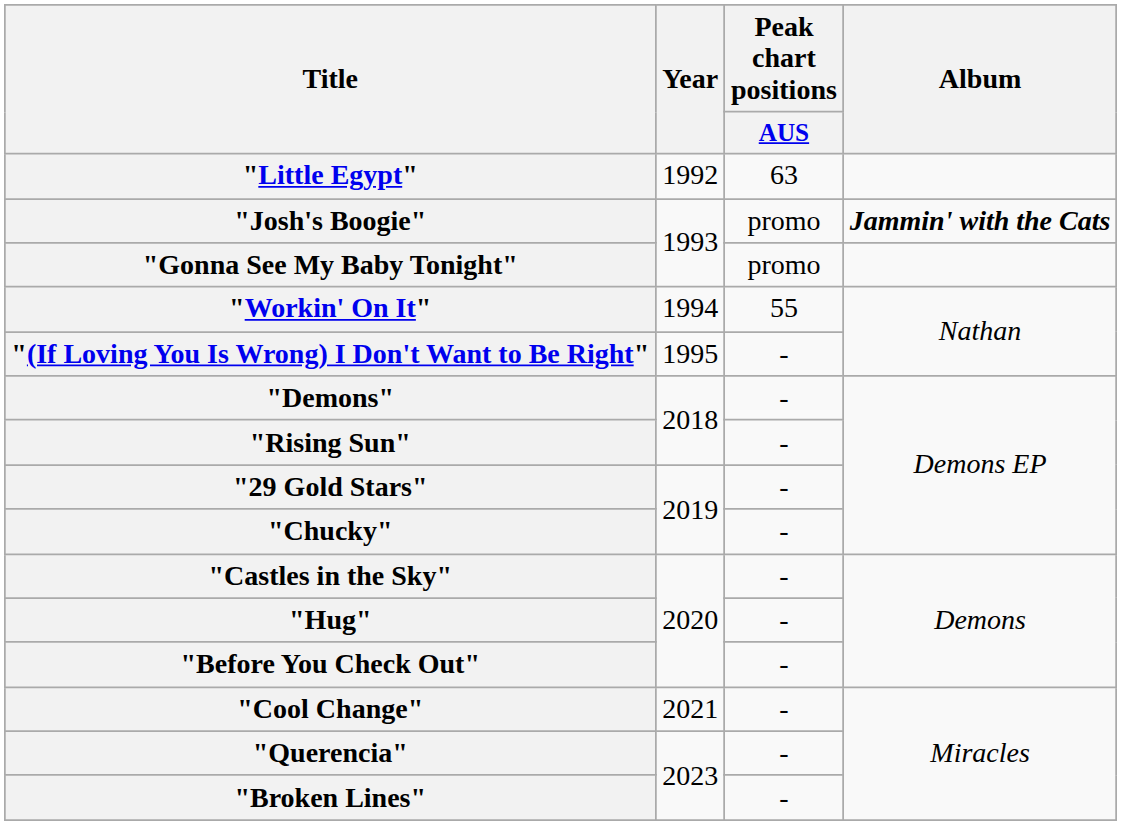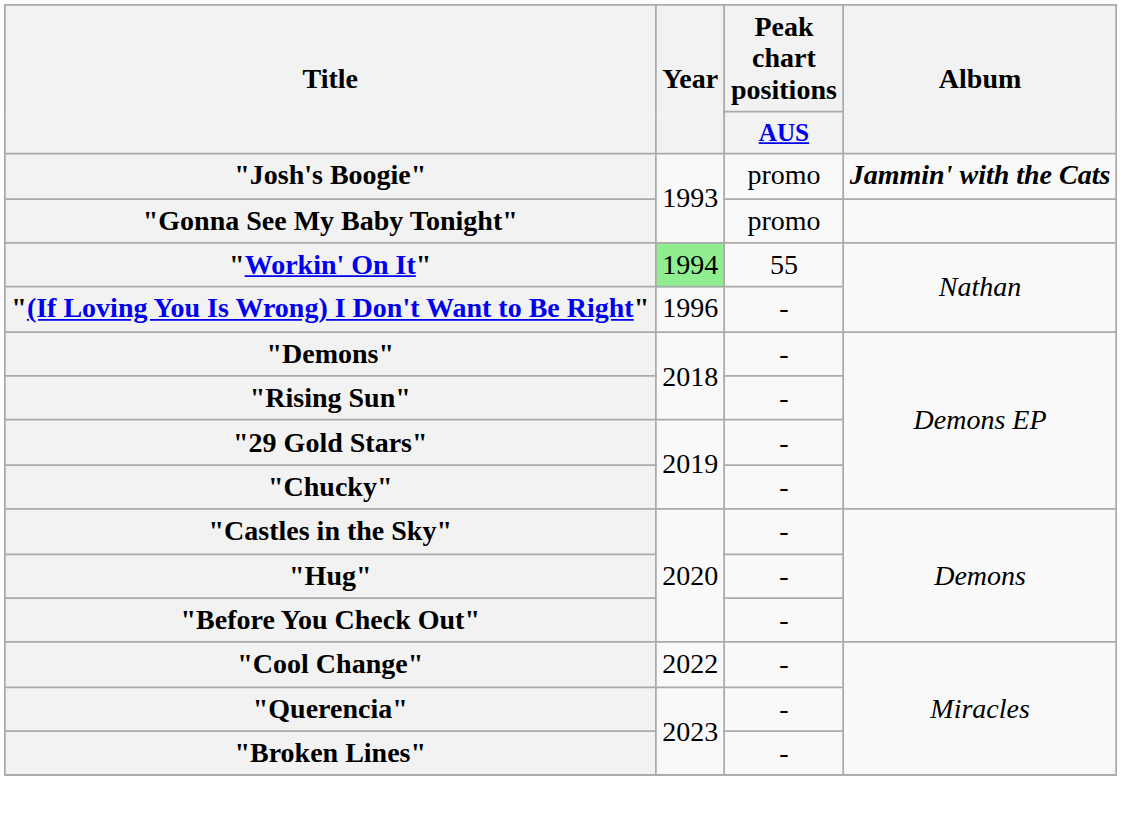- row: (330, 175)
(690, 308) no background -> (690, 264) lightgreen background
(690, 353) 1995 -> (690, 308) 1996
(690, 708) 2021 -> (690, 664) 2022
